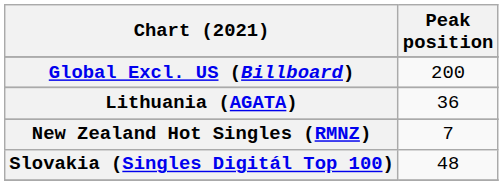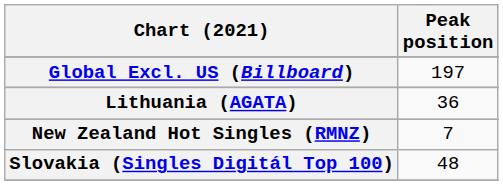(448, 73) 200 -> (448, 73) 197
